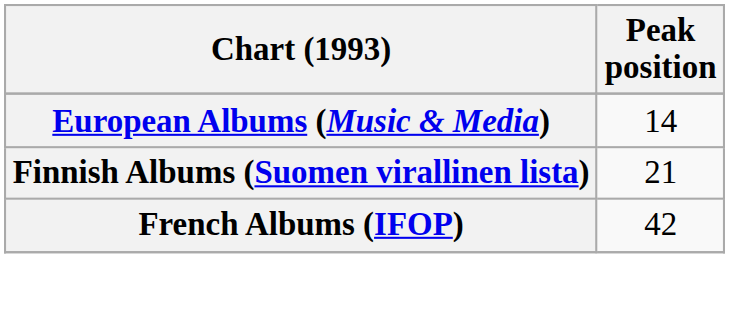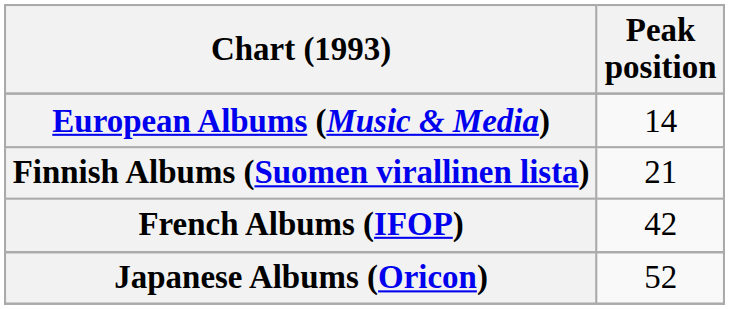+ row: (301, 276)
